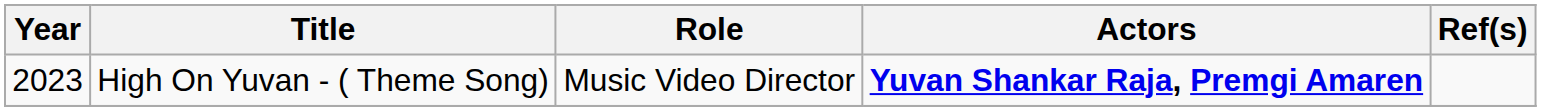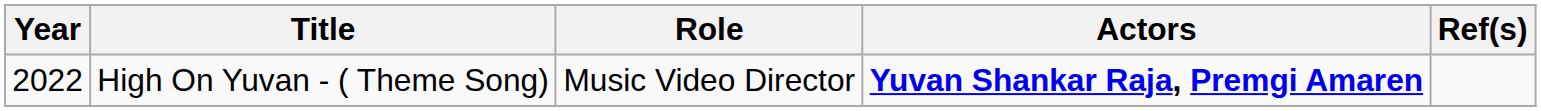(48, 79) 2023 -> (48, 79) 2022
